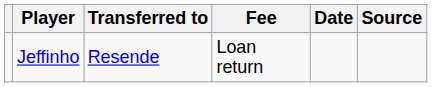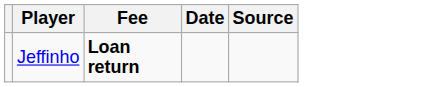- column: (148, 18)
(240, 57) normal -> (114, 57) bold
